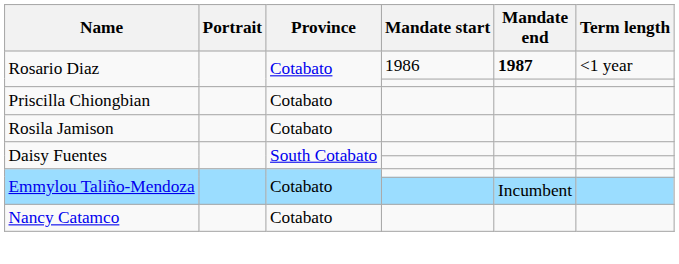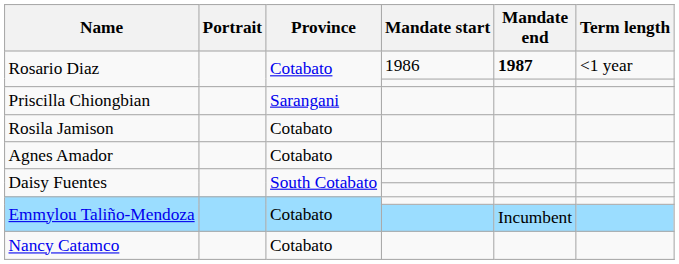(301, 100) Cotabato -> (305, 100) Sarangani
+ row: (61, 155)
